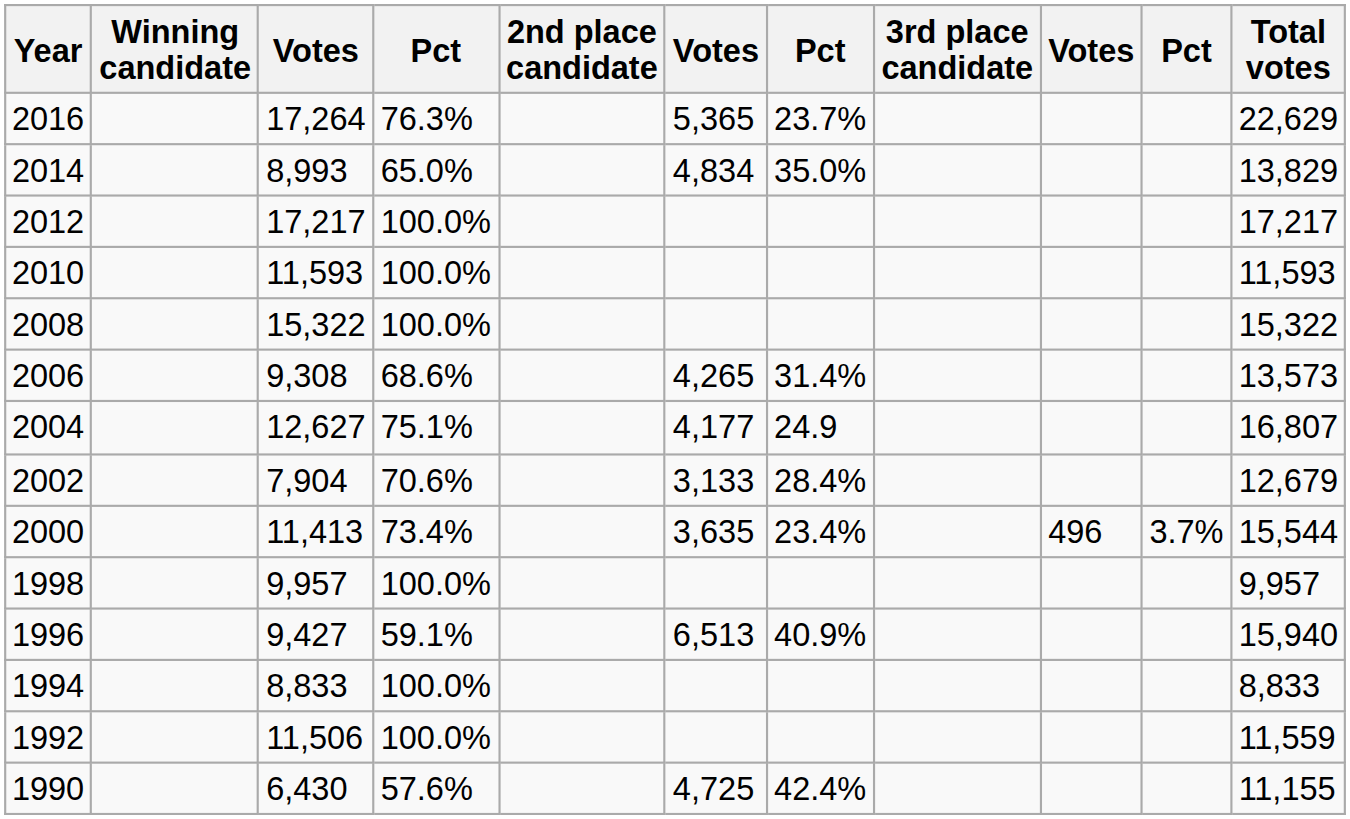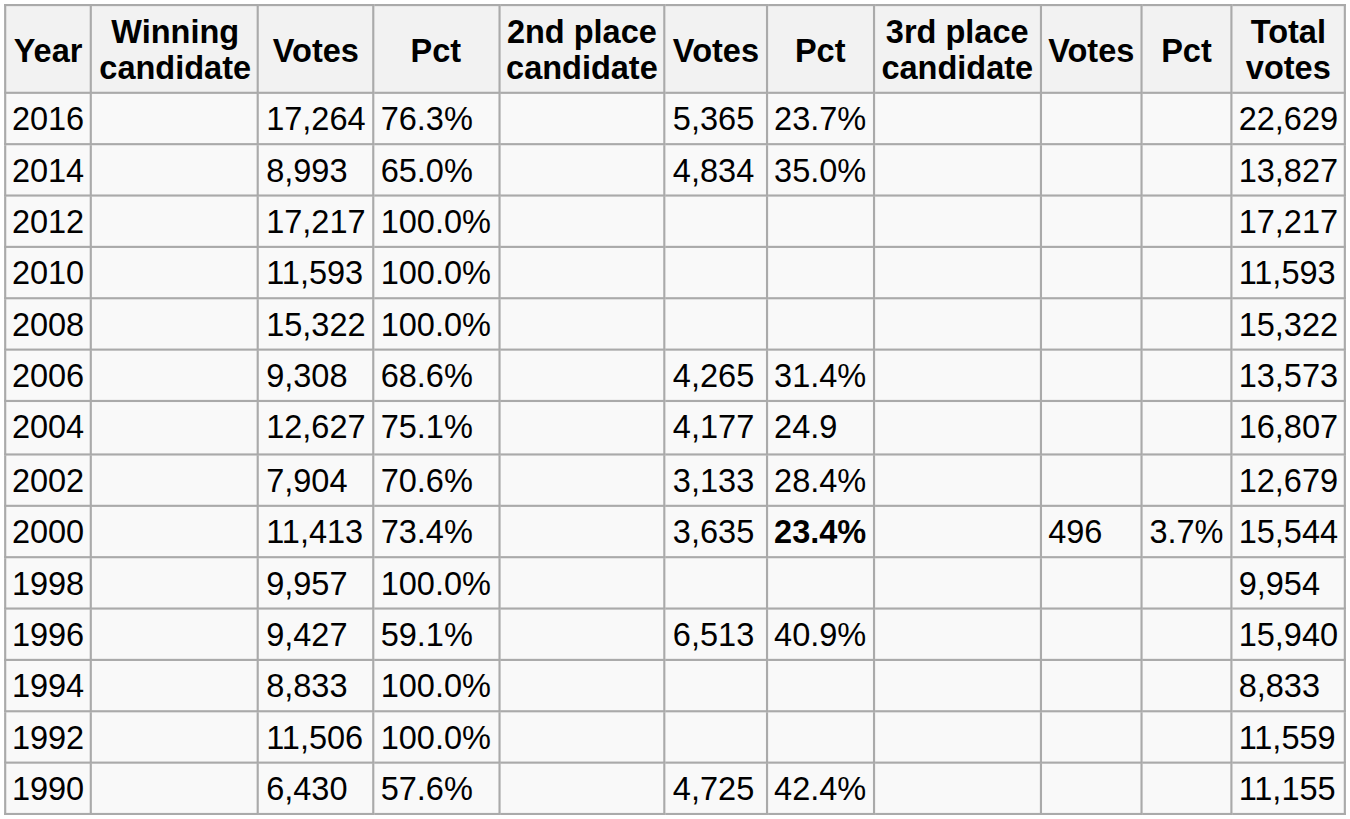(1288, 170) 13,829 -> (1288, 170) 13,827
(820, 531) normal -> (820, 531) bold
(1279, 582) 9,957 -> (1279, 582) 9,954
